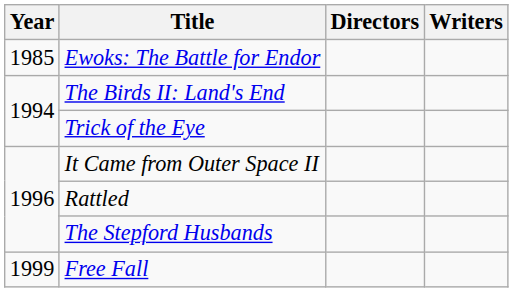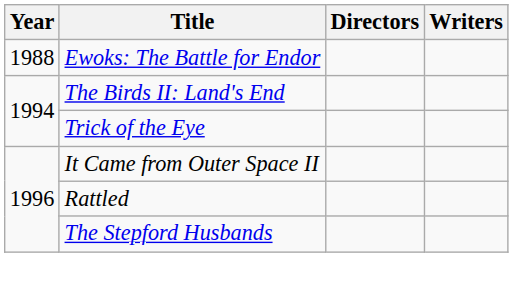(32, 57) 1985 -> (32, 57) 1988
- row: (106, 269)
